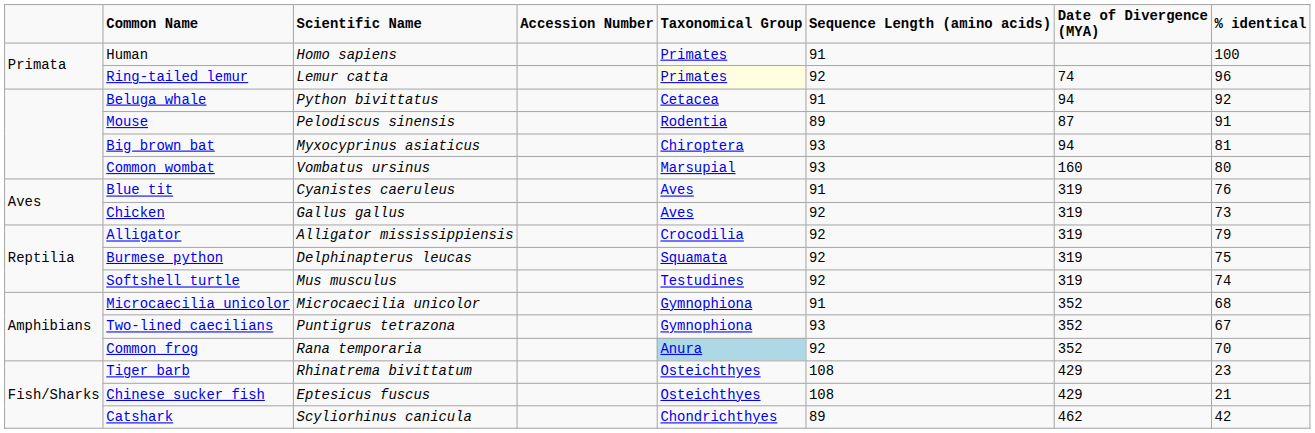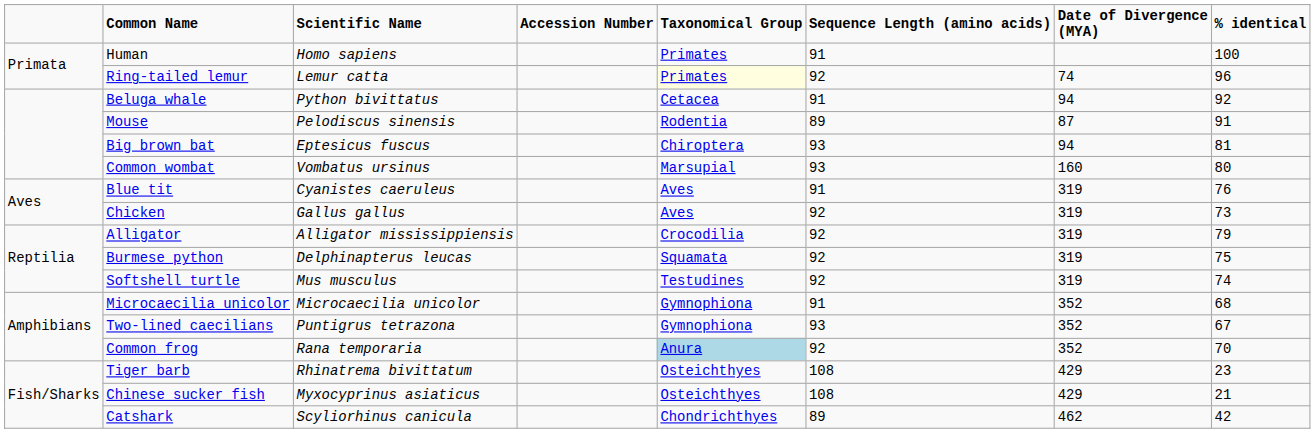(388, 145) Myxocyprinus asiaticus -> (363, 145) Eptesicus fuscus
(363, 395) Eptesicus fuscus -> (388, 395) Myxocyprinus asiaticus
